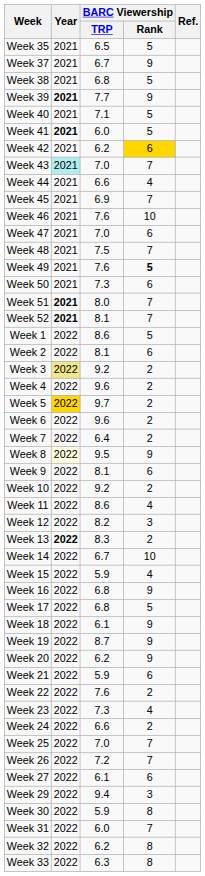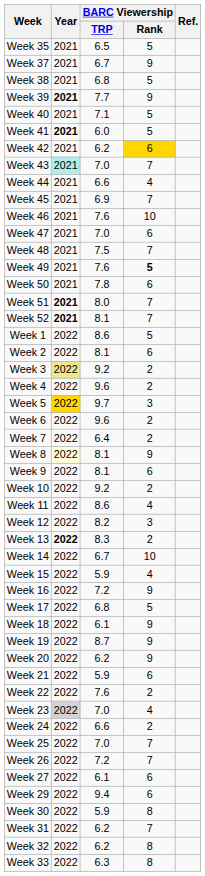(102, 285) 7.3 -> (102, 285) 7.8
(150, 404) 2 -> (150, 404) 3
(102, 455) 9.5 -> (102, 455) 8.1
(102, 591) 6.8 -> (102, 591) 7.2
(66, 710) no background -> (66, 710) lightgrey background
(102, 710) 7.3 -> (102, 710) 7.0
(150, 795) 3 -> (150, 795) 6
(102, 829) 6.0 -> (102, 829) 6.2
